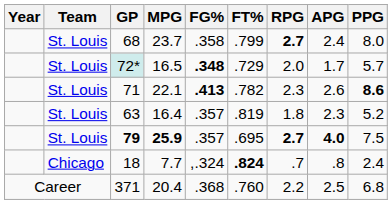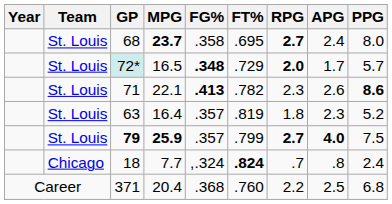(167, 41) normal -> (167, 41) bold
(249, 41) .799 -> (249, 41) .695
(293, 65) normal -> (293, 65) bold
(249, 138) .695 -> (249, 138) .799
